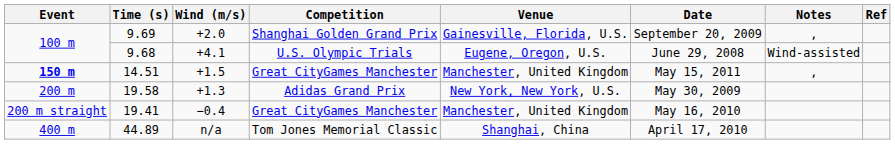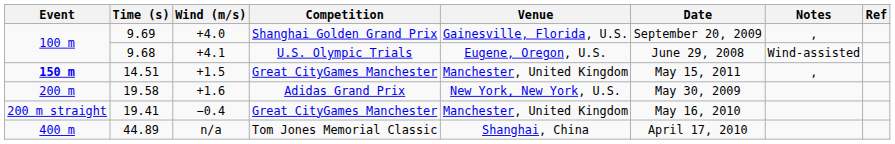(211, 33) +2.0 -> (211, 33) +4.0
(211, 91) +1.3 -> (211, 91) +1.6
